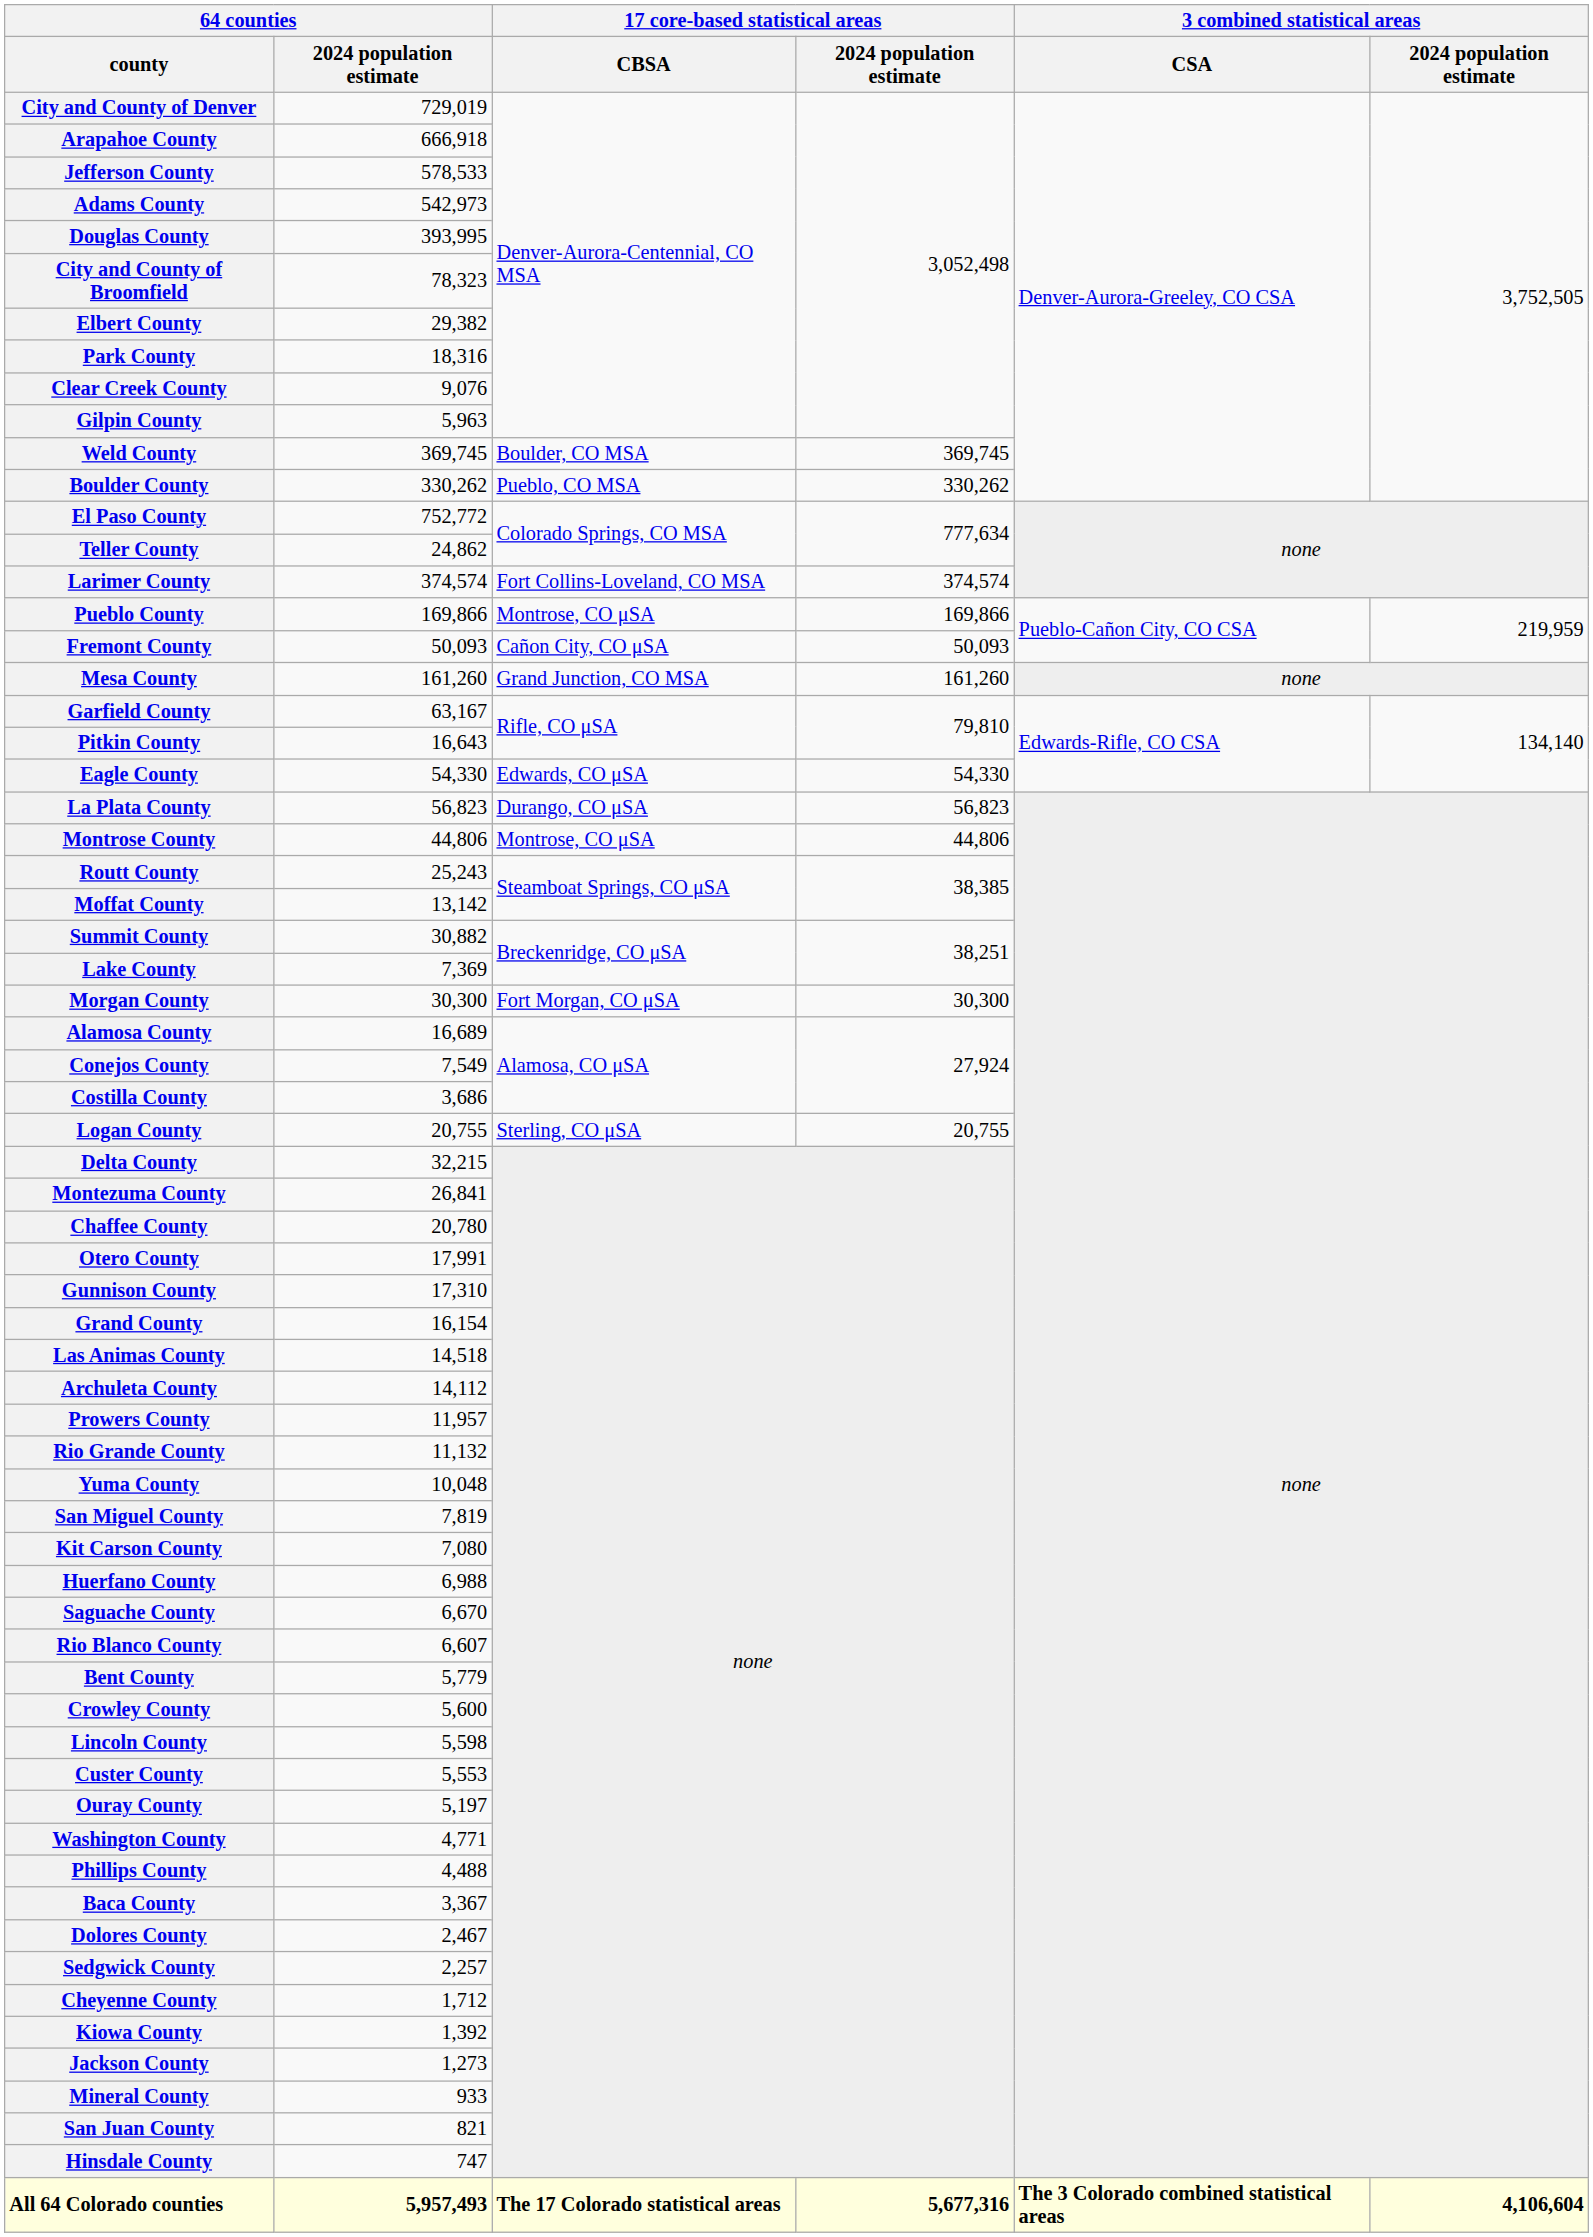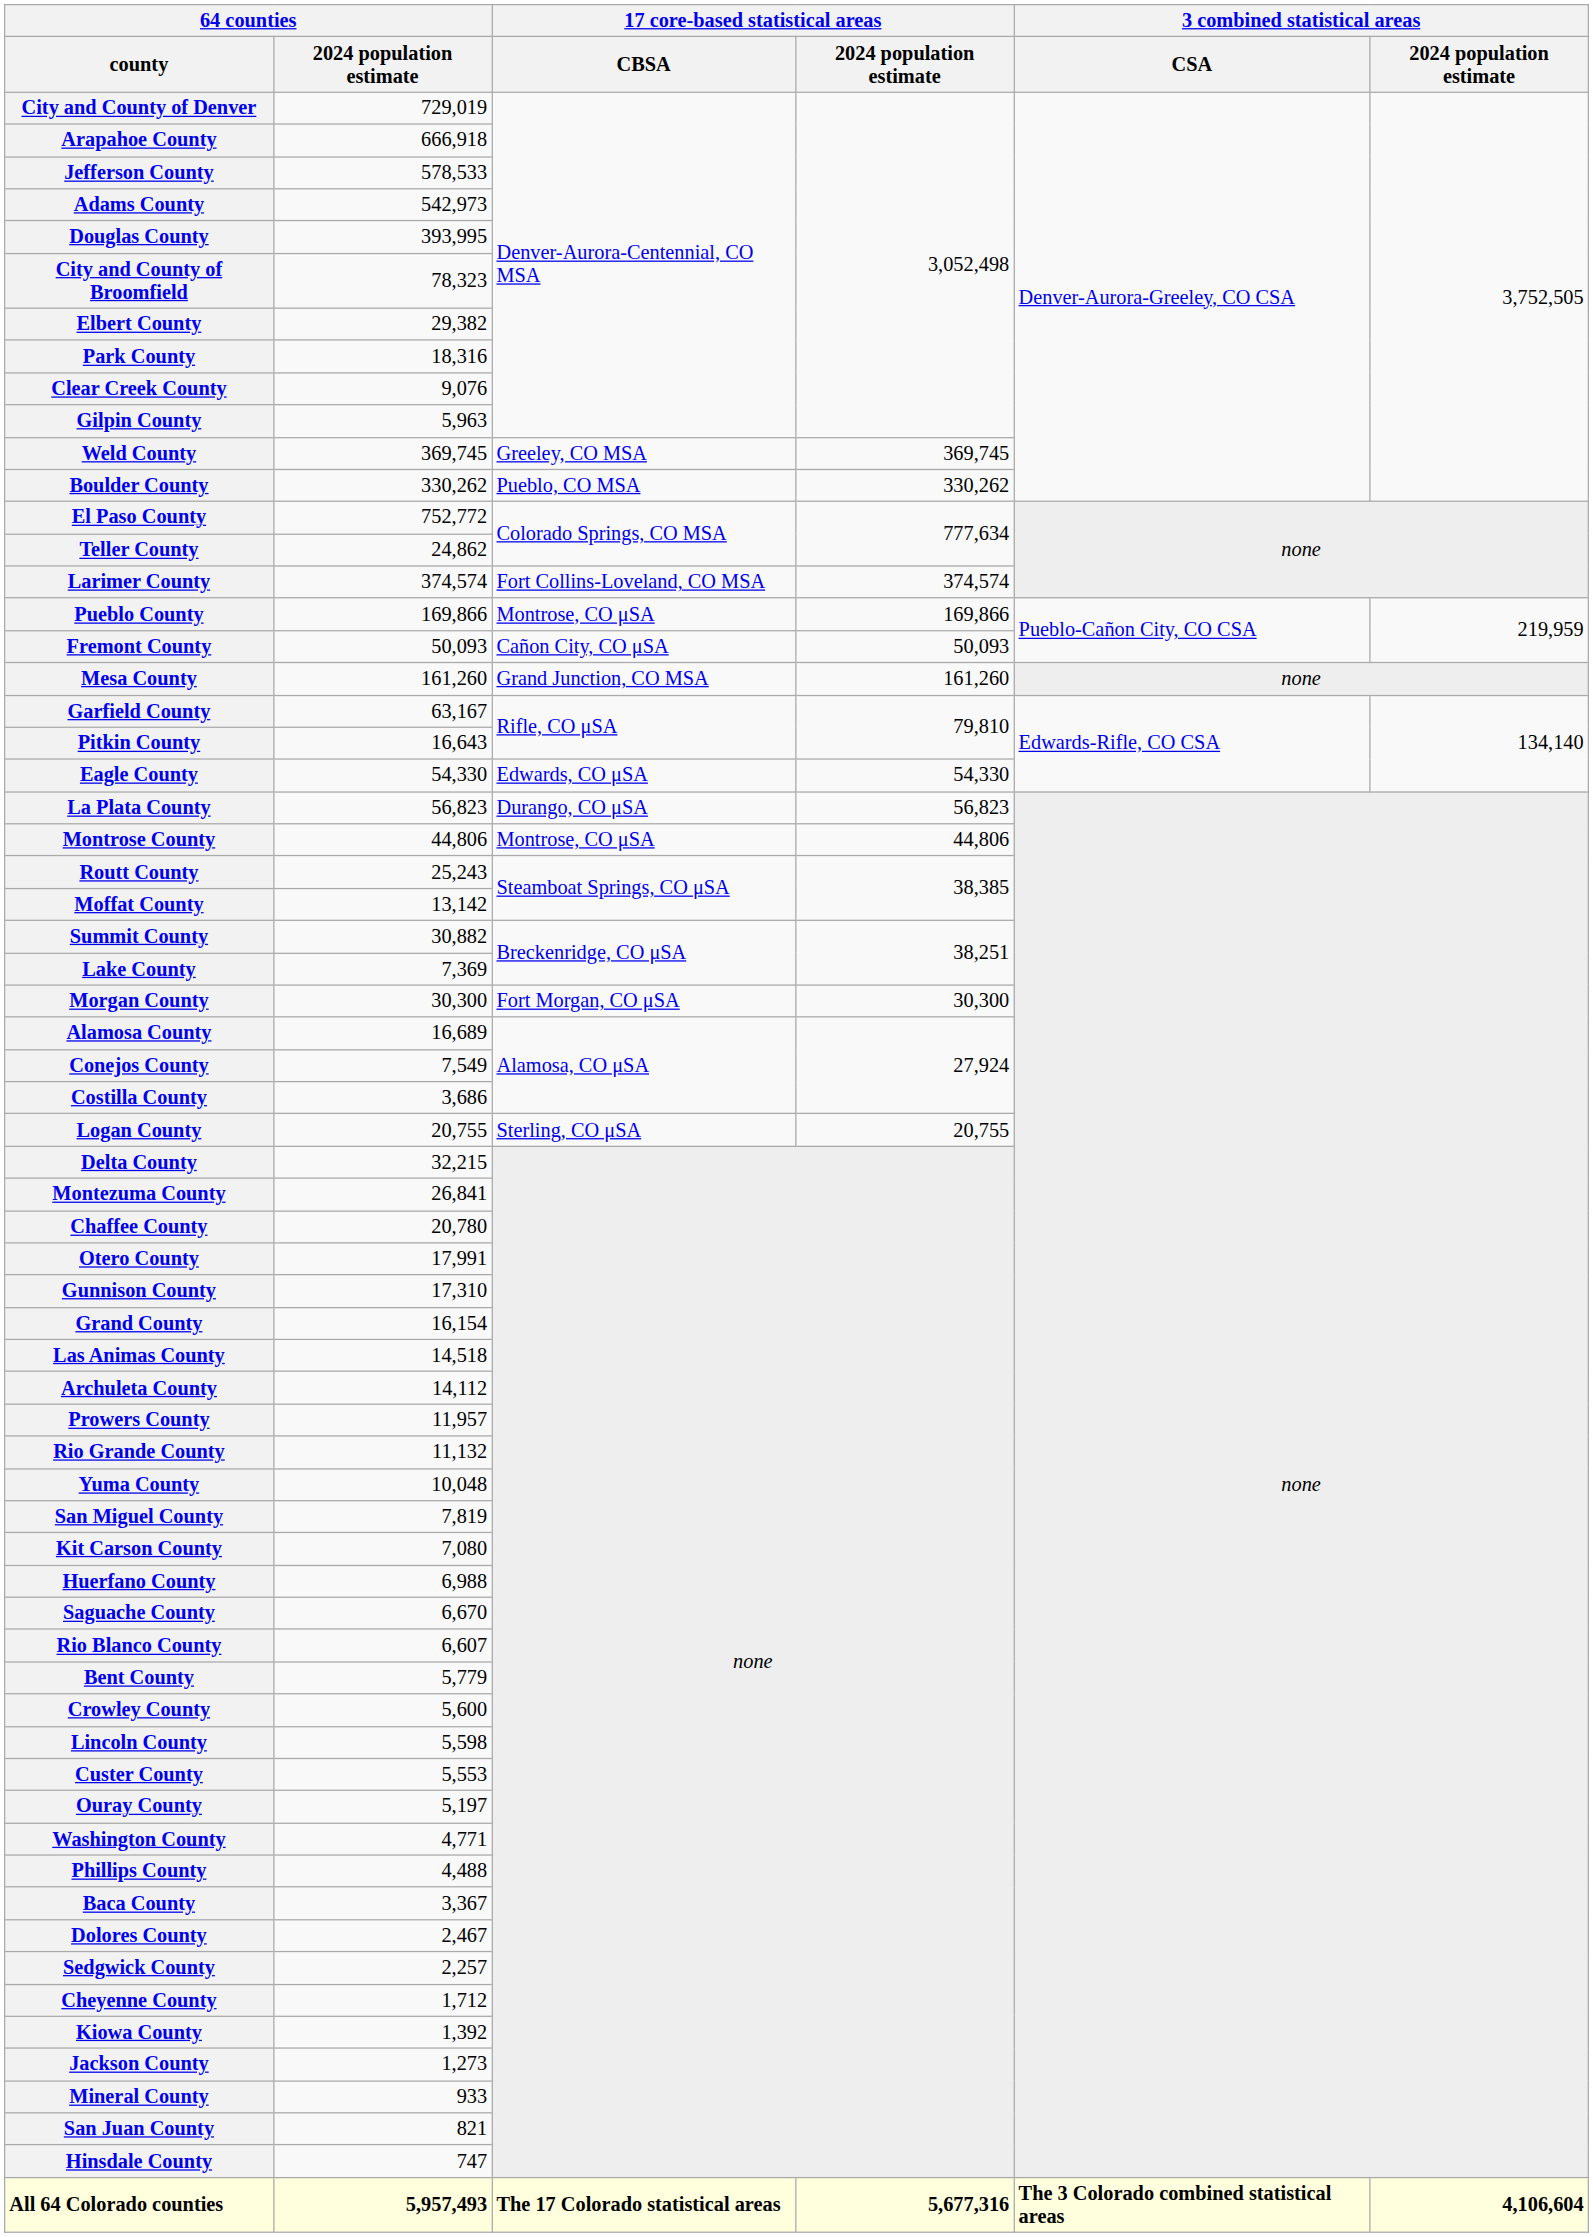(573, 453) Boulder, CO MSA -> (572, 453) Greeley, CO MSA
